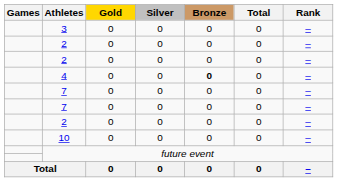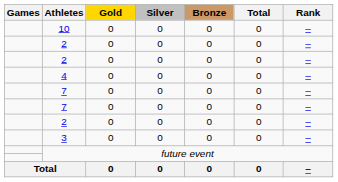rows swapped: (64, 138) <-> (64, 28)
(209, 75) bold -> (209, 75) normal
